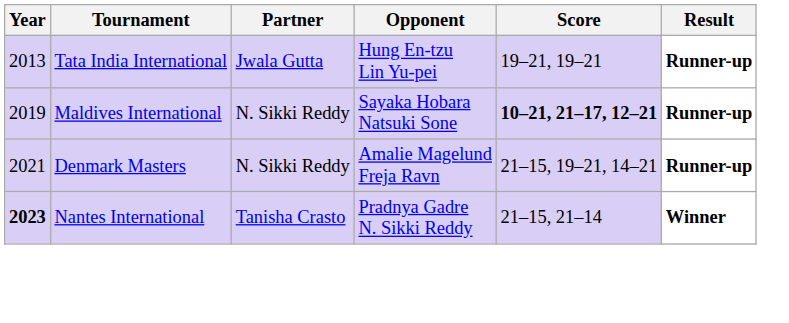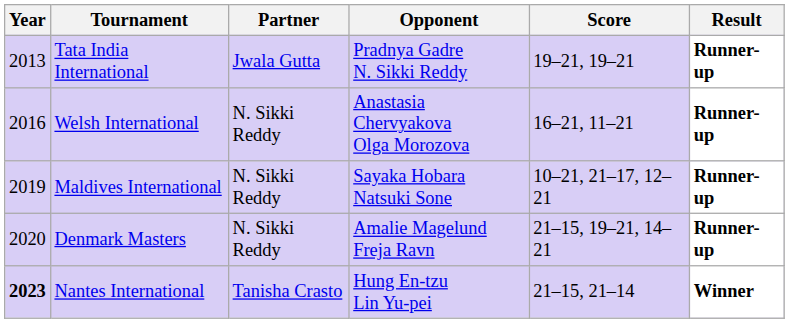(406, 61) Hung En-tzu Lin Yu-pei -> (410, 61) Pradnya Gadre N. Sikki Reddy
+ row: (127, 124)
(579, 113) bold -> (602, 187) normal
(27, 165) 2021 -> (27, 239) 2020
(416, 217) Pradnya Gadre N. Sikki Reddy -> (401, 291) Hung En-tzu Lin Yu-pei
